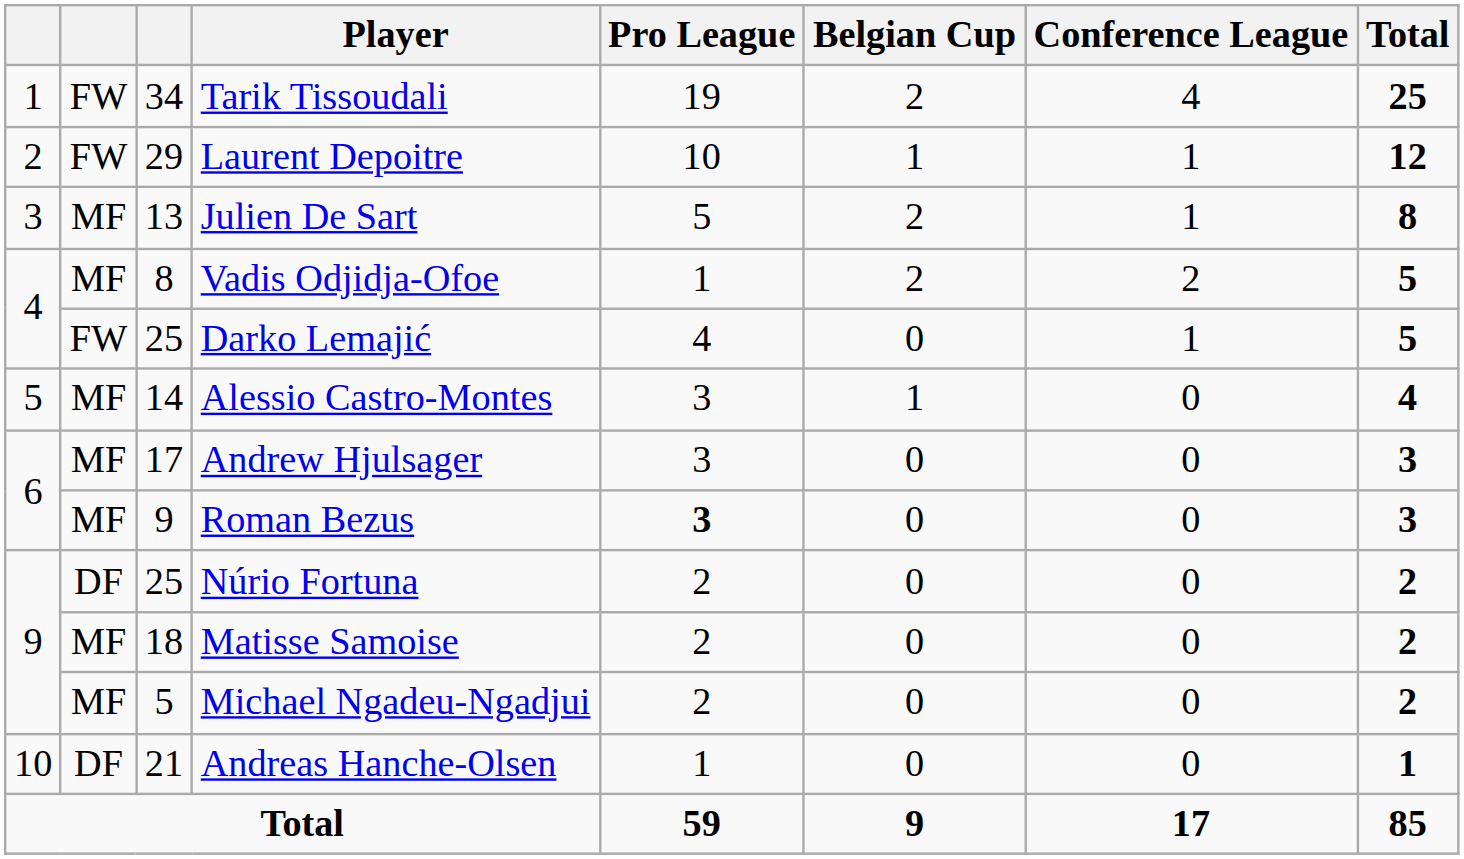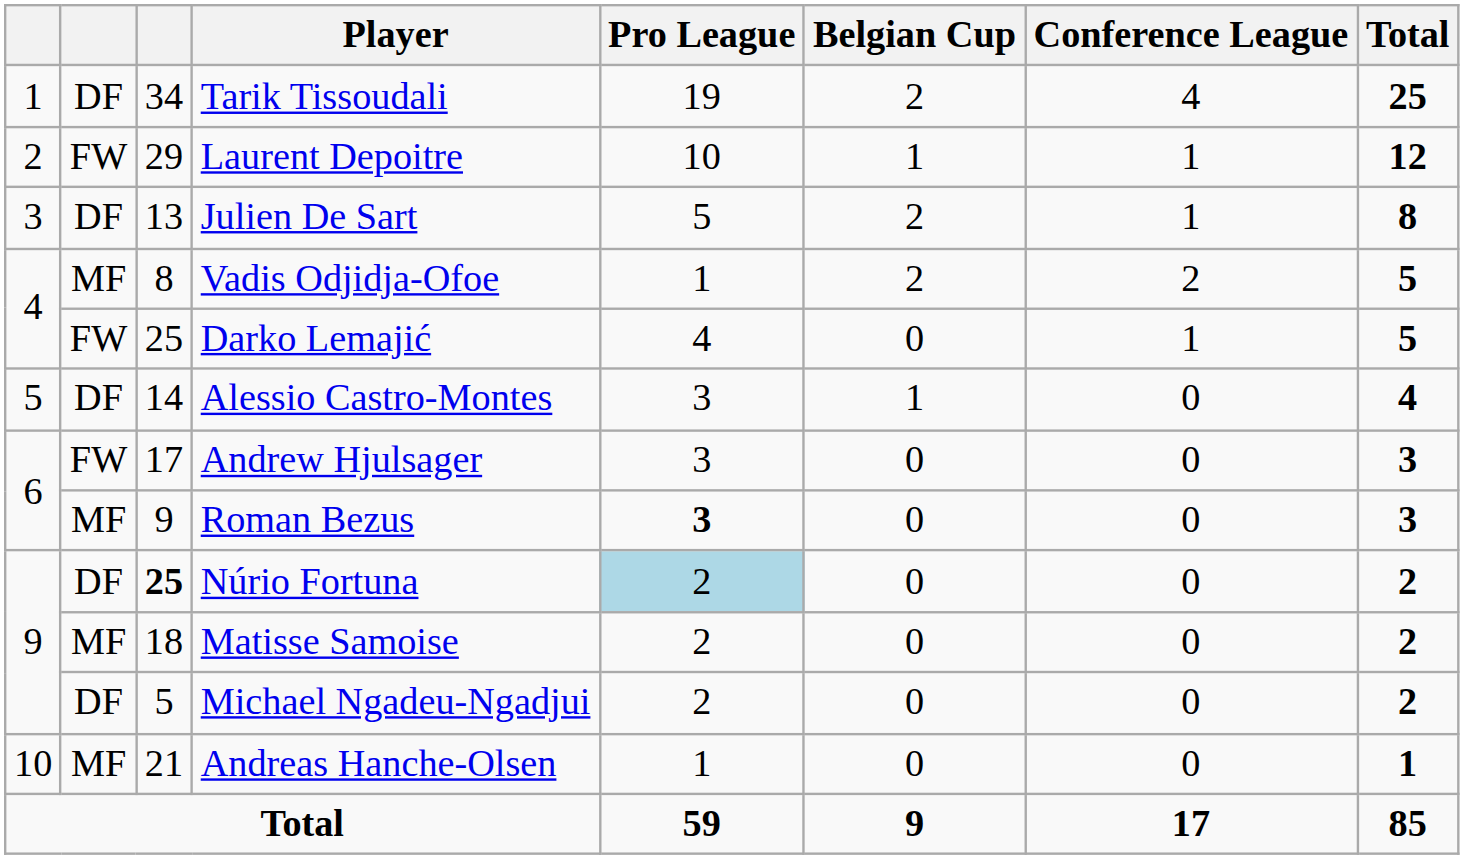(99, 95) FW -> (99, 95) DF
(99, 216) MF -> (99, 216) DF
(99, 398) MF -> (99, 398) DF
(99, 459) MF -> (99, 459) FW
(164, 580) normal -> (164, 580) bold
(702, 580) no background -> (702, 580) lightblue background
(99, 701) MF -> (99, 701) DF
(99, 762) DF -> (99, 762) MF
